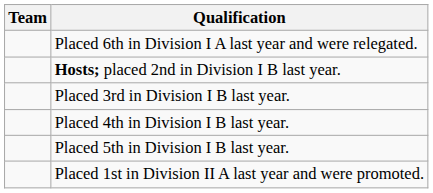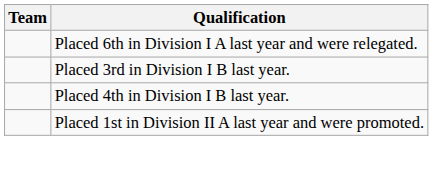- row: (198, 69)
- row: (172, 148)
